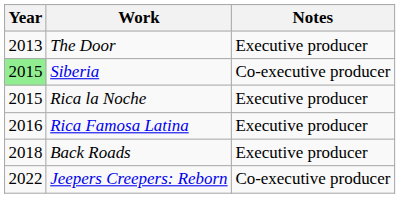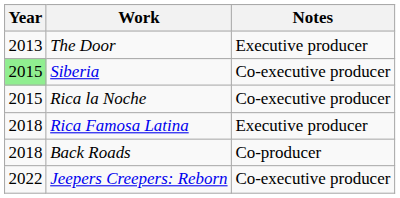(302, 98) Executive producer -> (313, 98) Co-executive producer
(25, 125) 2016 -> (25, 125) 2018
(302, 152) Executive producer -> (278, 152) Co-producer
